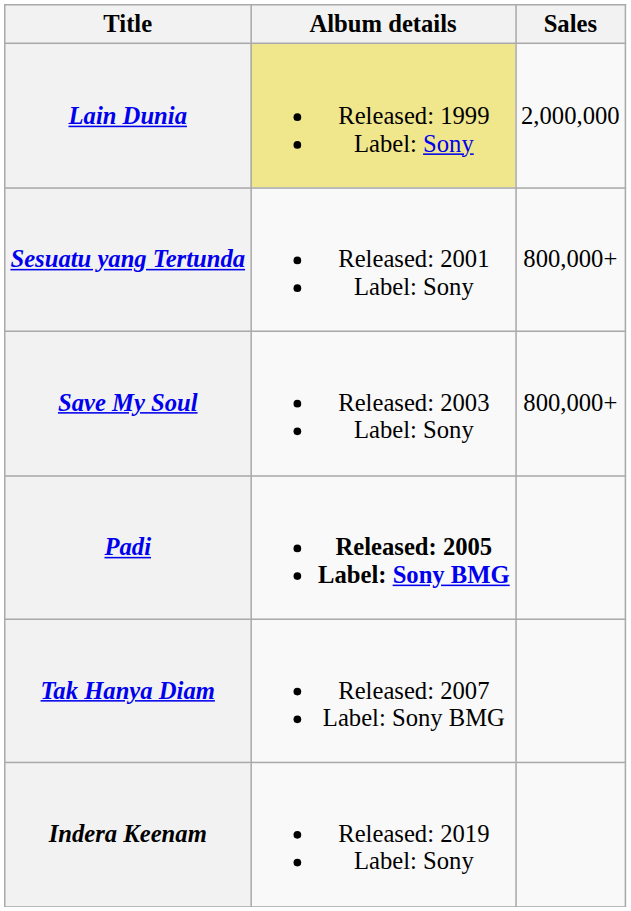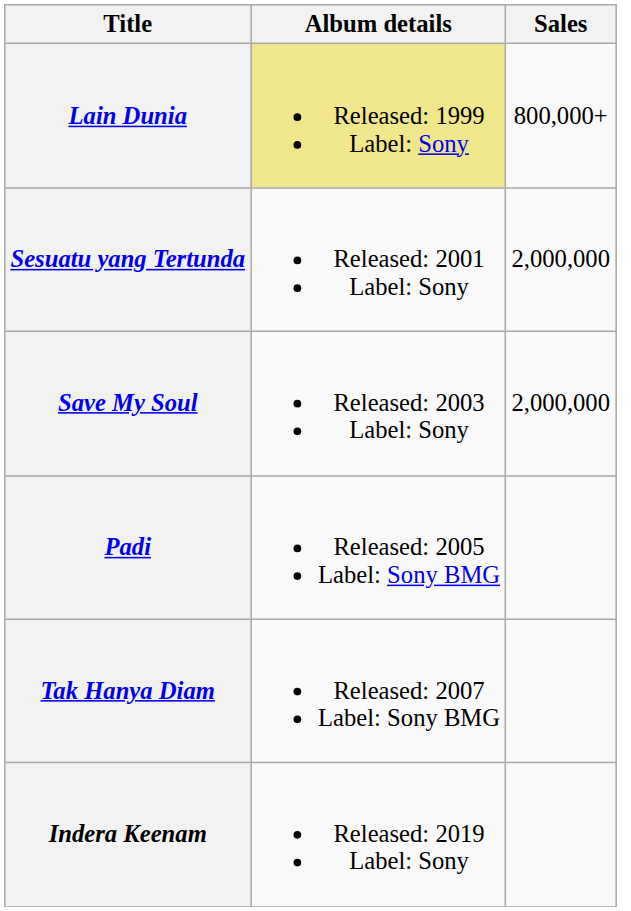(570, 115) 2,000,000 -> (561, 115) 800,000+
(570, 259) 800,000+ -> (561, 259) 2,000,000
(570, 403) 800,000+ -> (561, 403) 2,000,000
(383, 561) bold -> (378, 561) normal
